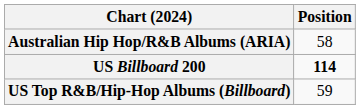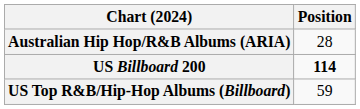(325, 41) 58 -> (325, 41) 28
